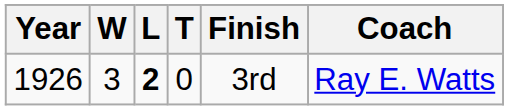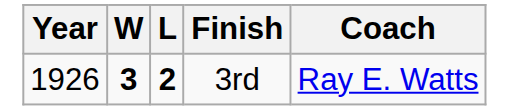- column: (184, 29)
(112, 78) normal -> (129, 78) bold
